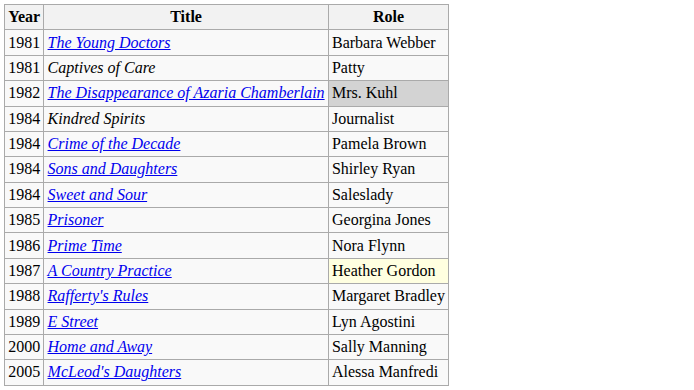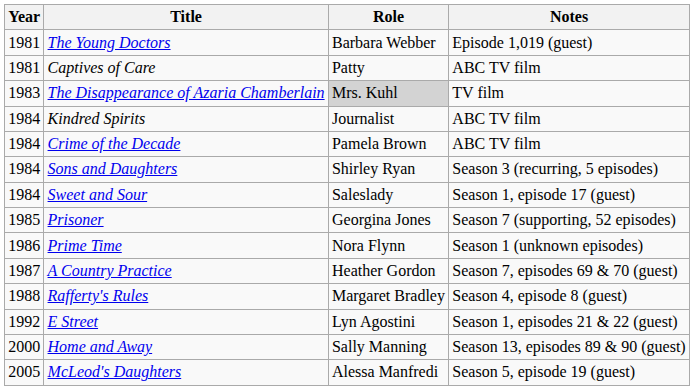+ column: (569, 17)
(24, 93) 1982 -> (24, 93) 1983
(384, 270) lightyellow background -> (384, 270) no background
(24, 321) 1989 -> (24, 321) 1992
